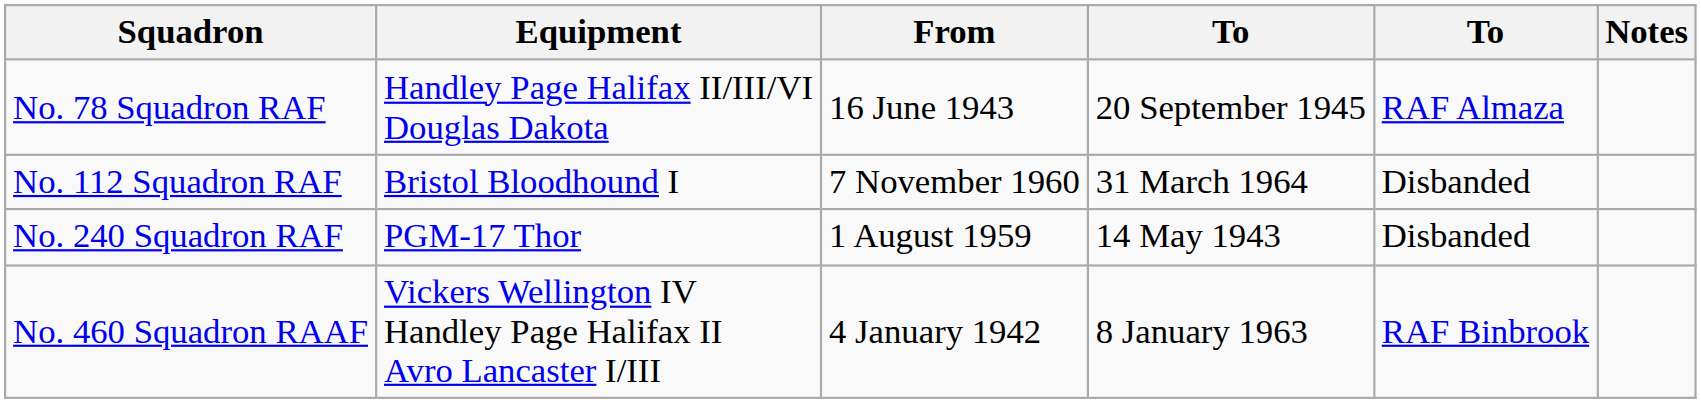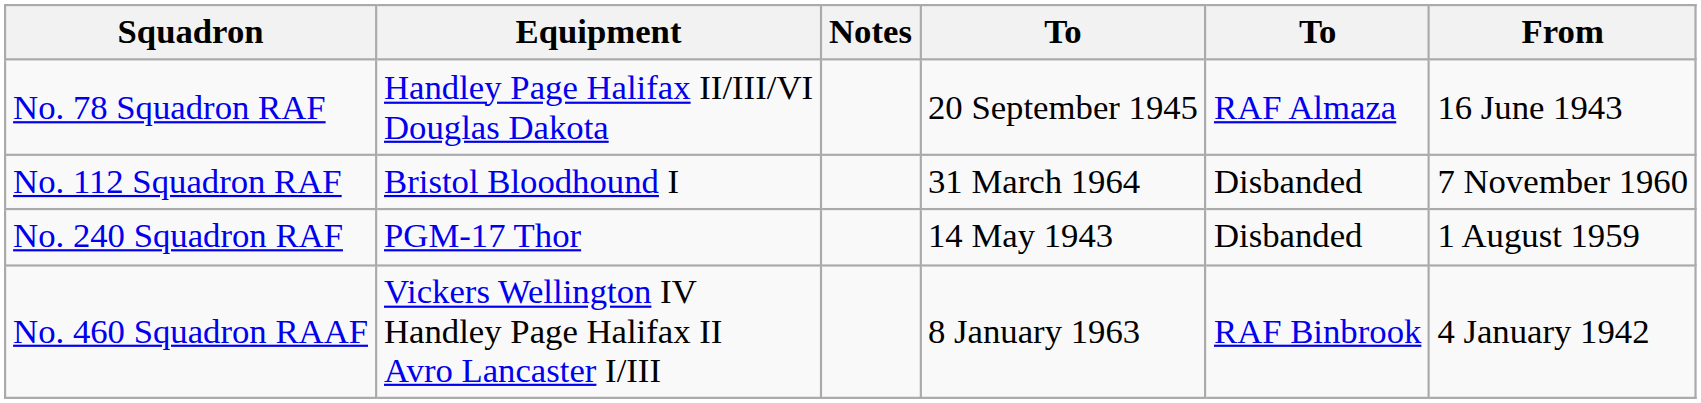columns swapped: (954, 32) <-> (1647, 32)
